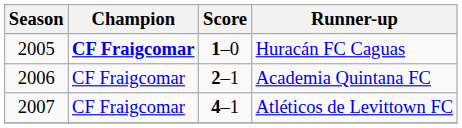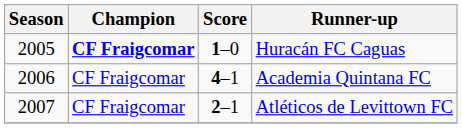(225, 78) 2–1 -> (225, 78) 4–1
(225, 107) 4–1 -> (225, 107) 2–1
